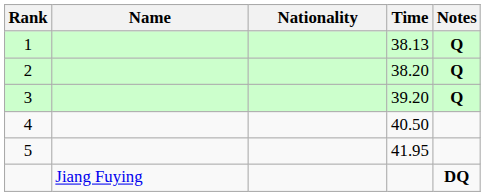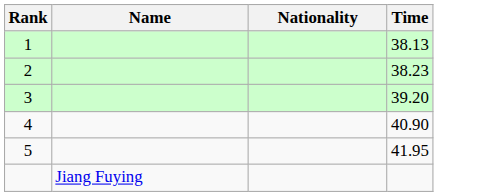- column: (457, 17)
(410, 71) 38.20 -> (410, 71) 38.23
(410, 124) 40.50 -> (410, 124) 40.90
